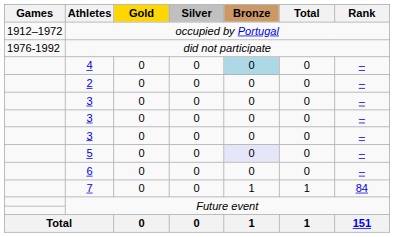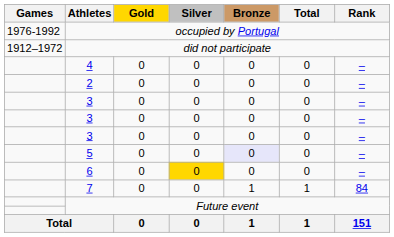(35, 31) 1912–1972 -> (33, 31) 1976-1992
(33, 49) 1976-1992 -> (35, 49) 1912–1972
(252, 66) lightblue background -> (252, 66) no background
(197, 171) no background -> (197, 171) gold background
